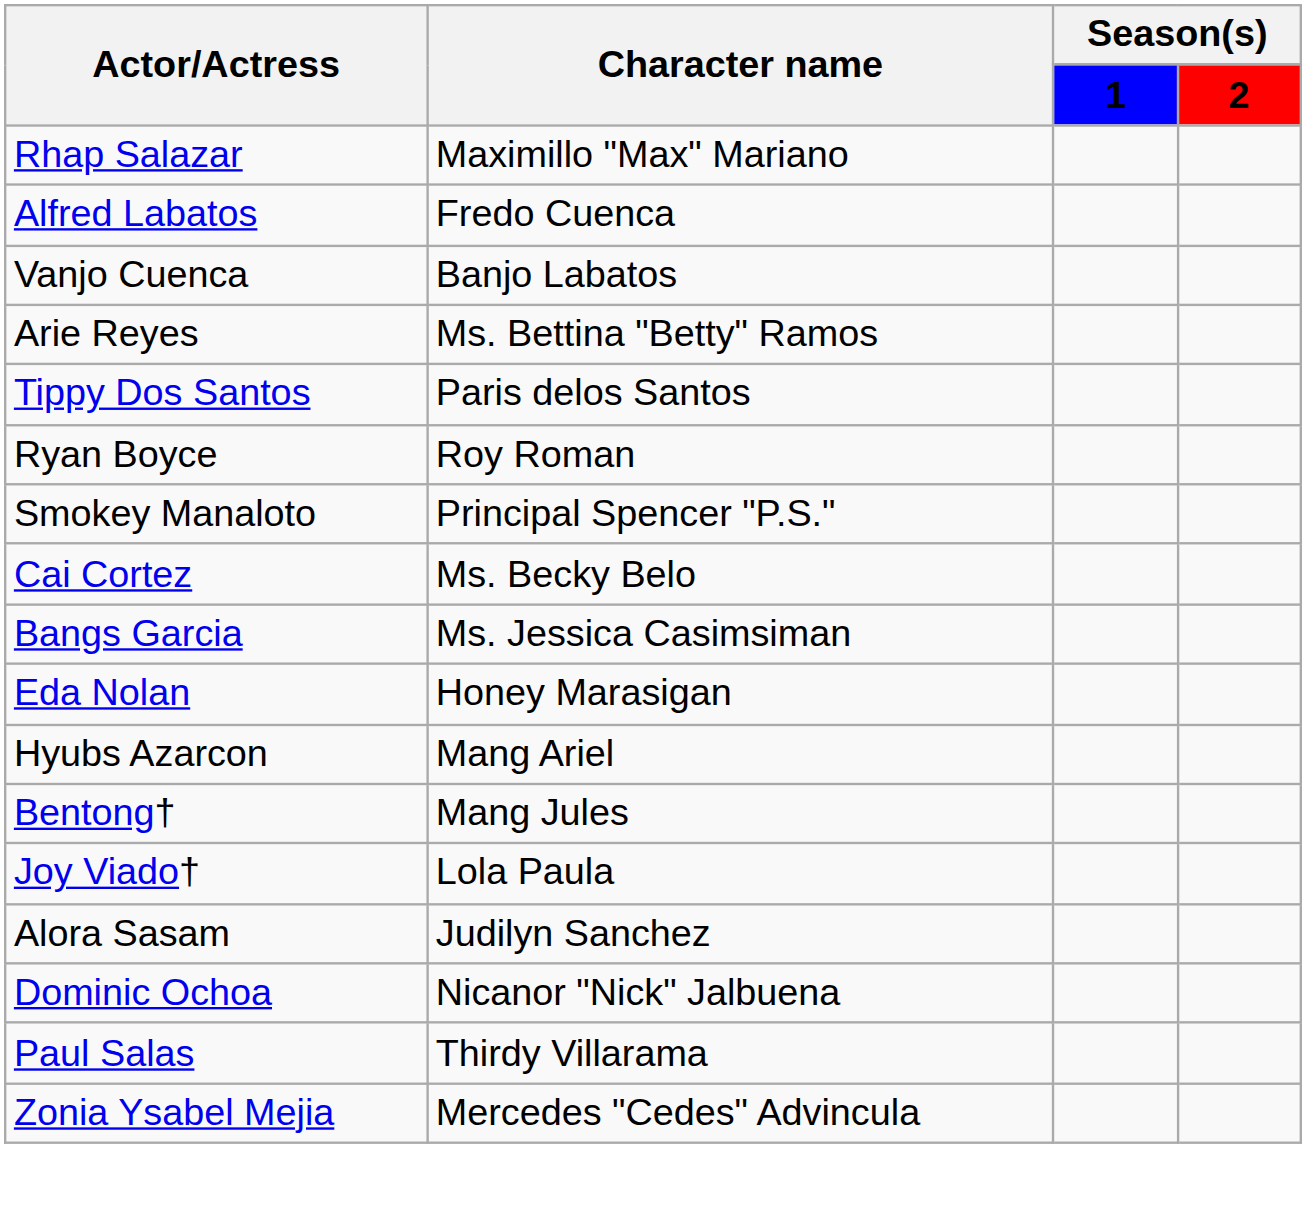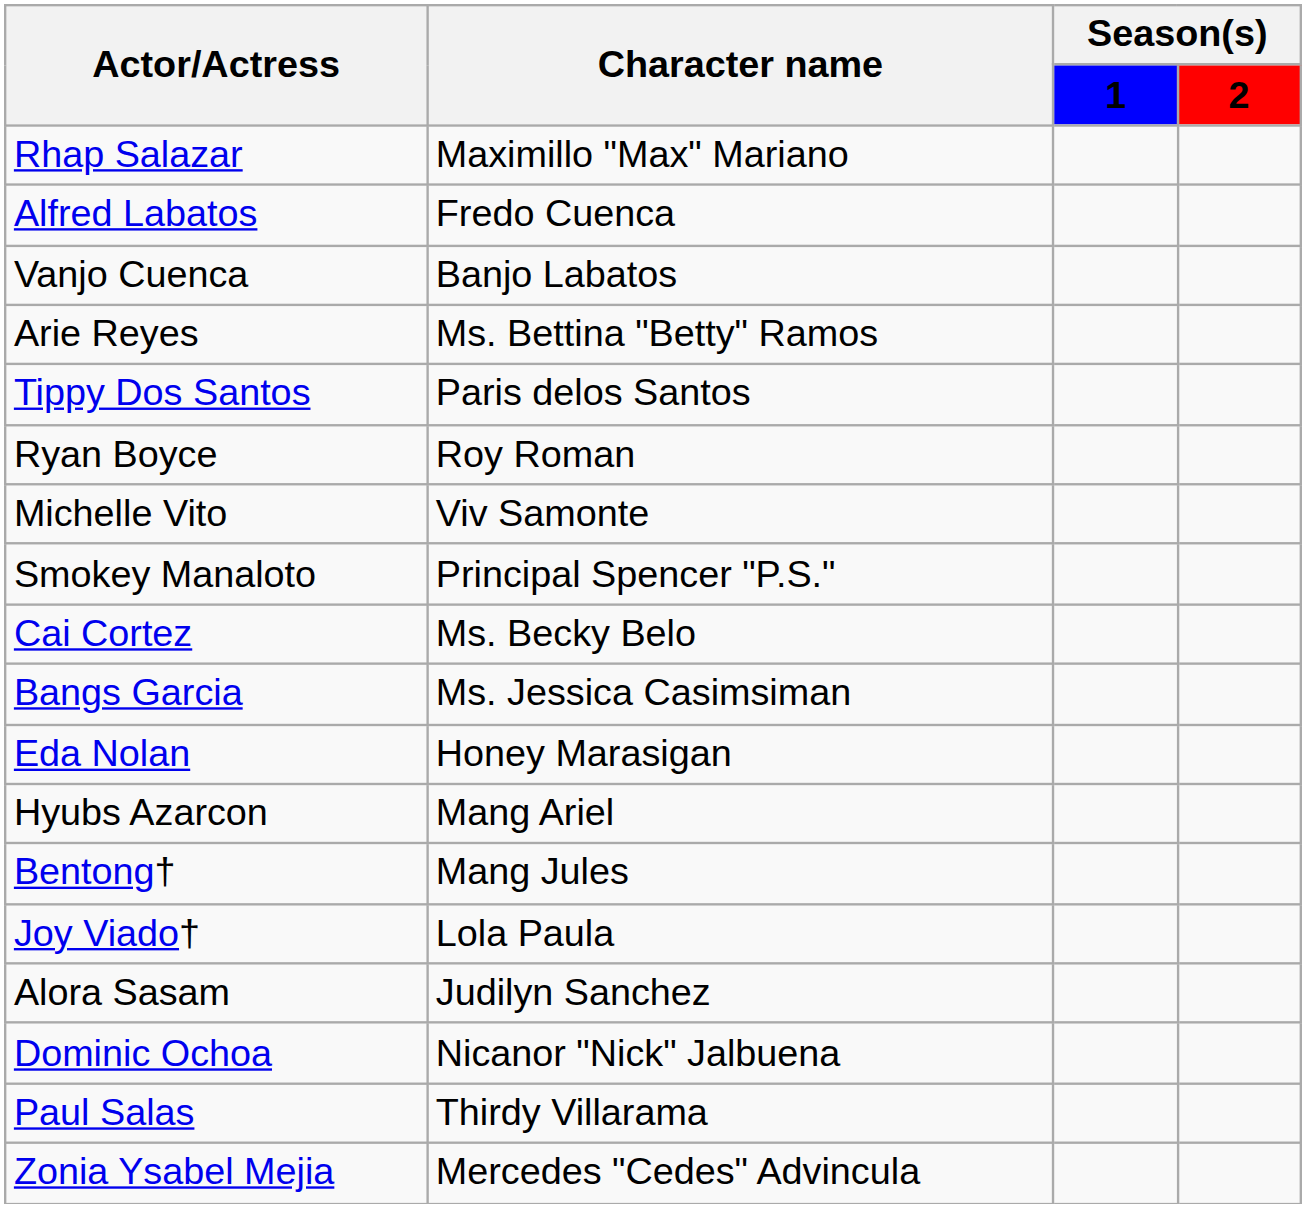+ row: (121, 513)
